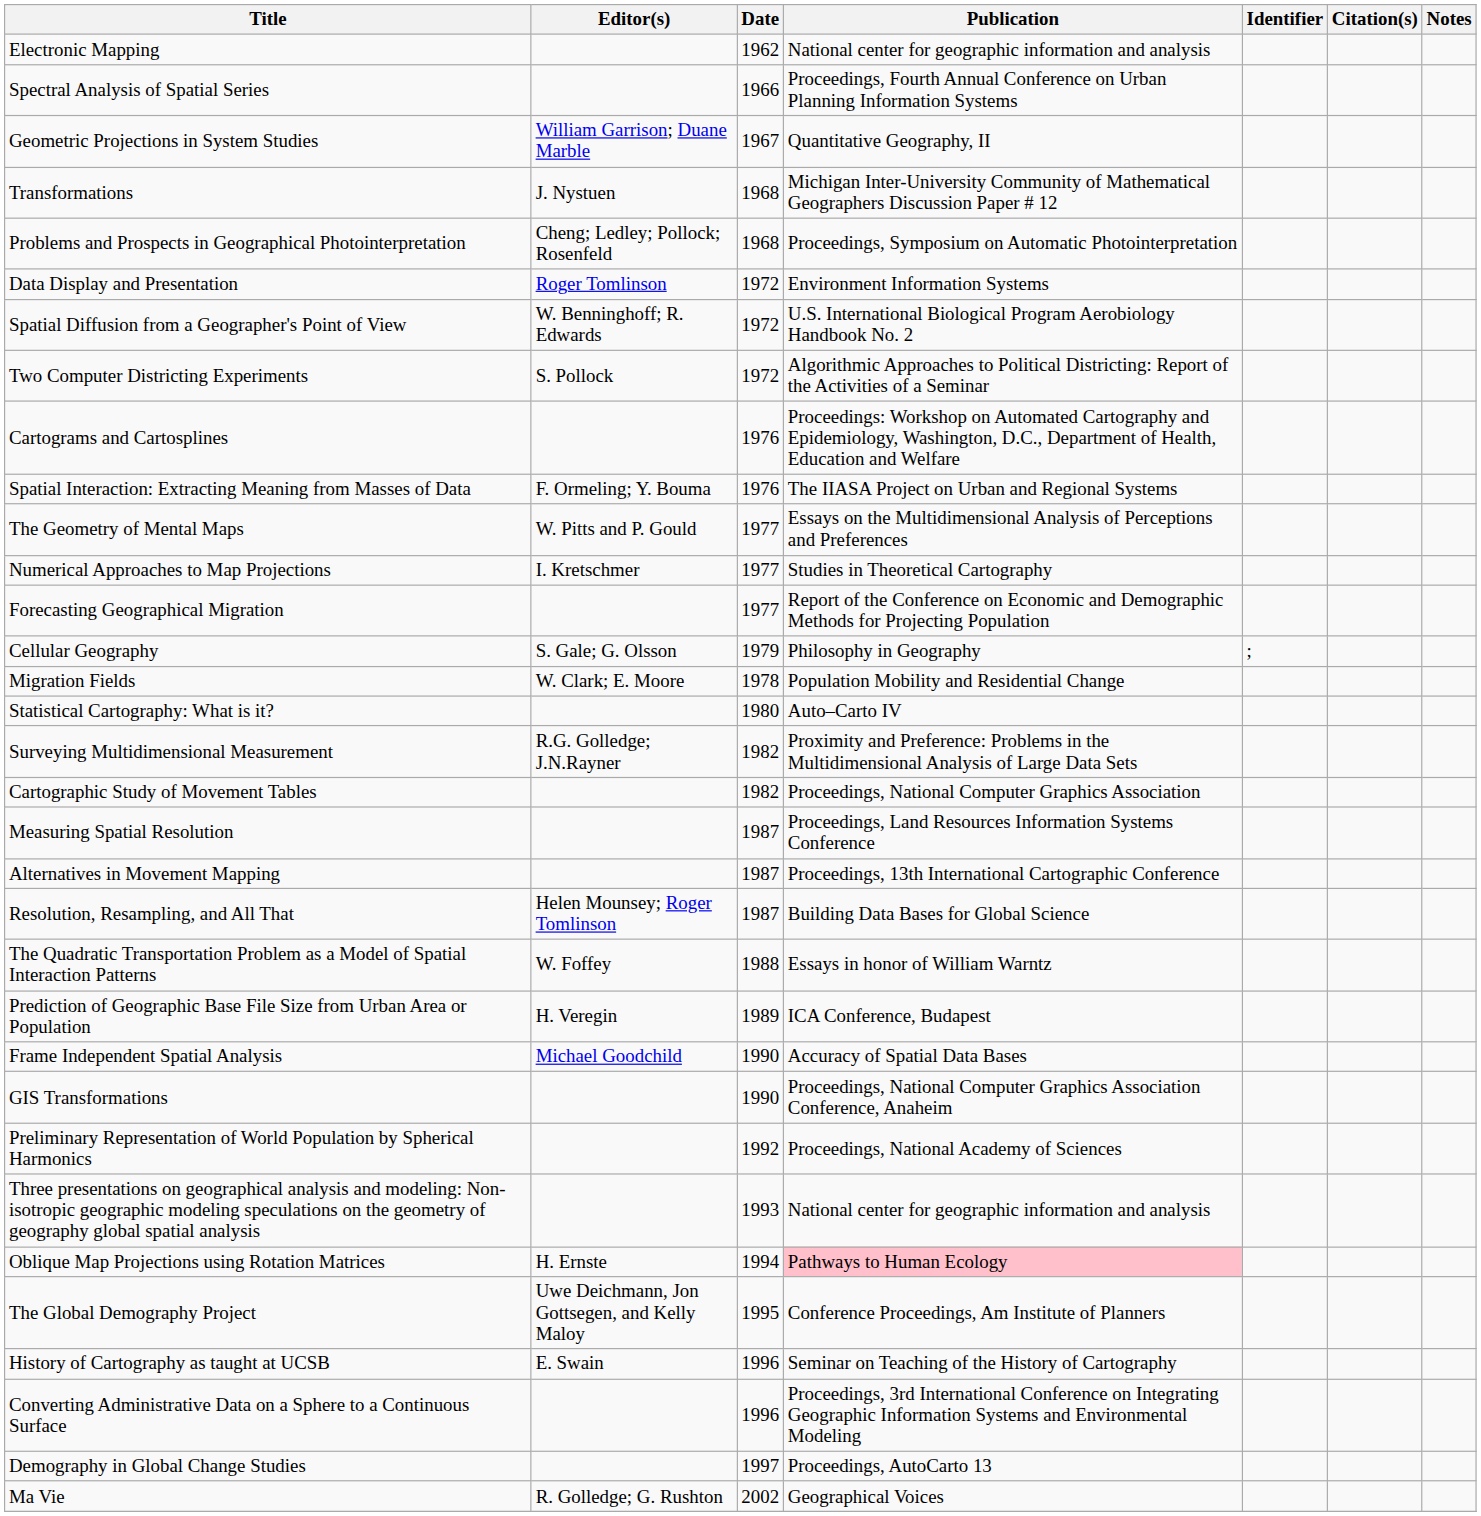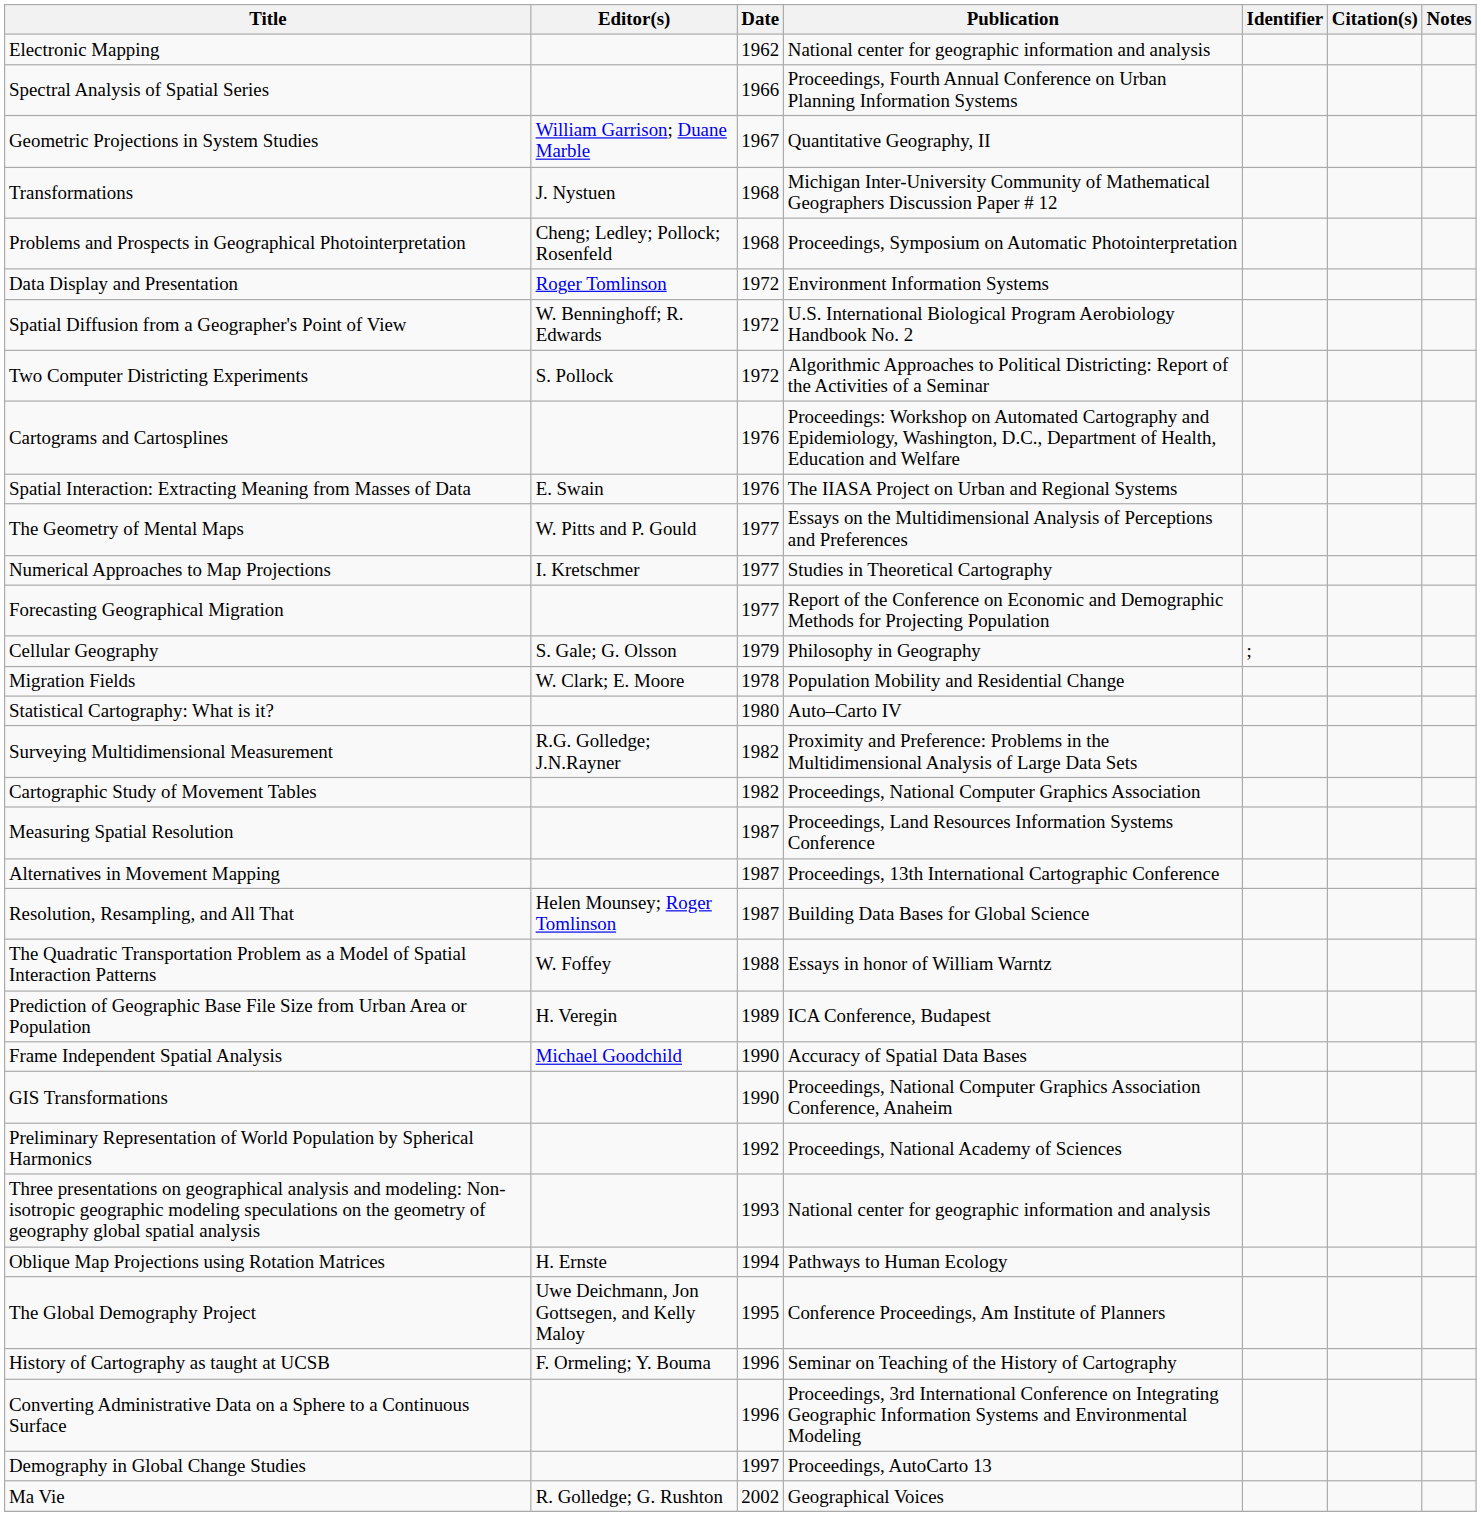(623, 488) F. Ormeling; Y. Bouma -> (570, 488) E. Swain
(898, 1261) pink background -> (898, 1261) no background
(570, 1363) E. Swain -> (623, 1363) F. Ormeling; Y. Bouma
